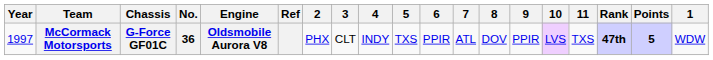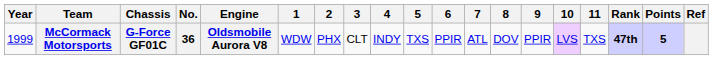columns swapped: (690, 14) <-> (290, 14)
(20, 39) 1997 -> (20, 39) 1999
